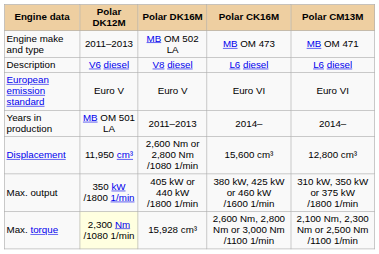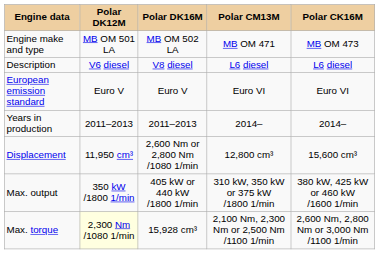columns swapped: (333, 17) <-> (249, 17)
(109, 44) 2011–2013 -> (109, 44) MB OM 501 LA
(109, 123) MB OM 501 LA -> (109, 123) 2011–2013
